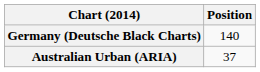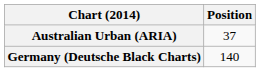rows swapped: (104, 56) <-> (104, 35)
